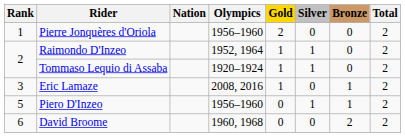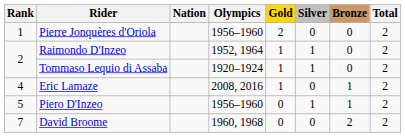(20, 86) 3 -> (20, 86) 4
(20, 123) 6 -> (20, 123) 7
